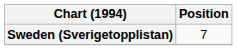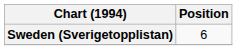(204, 34) 7 -> (204, 34) 6
